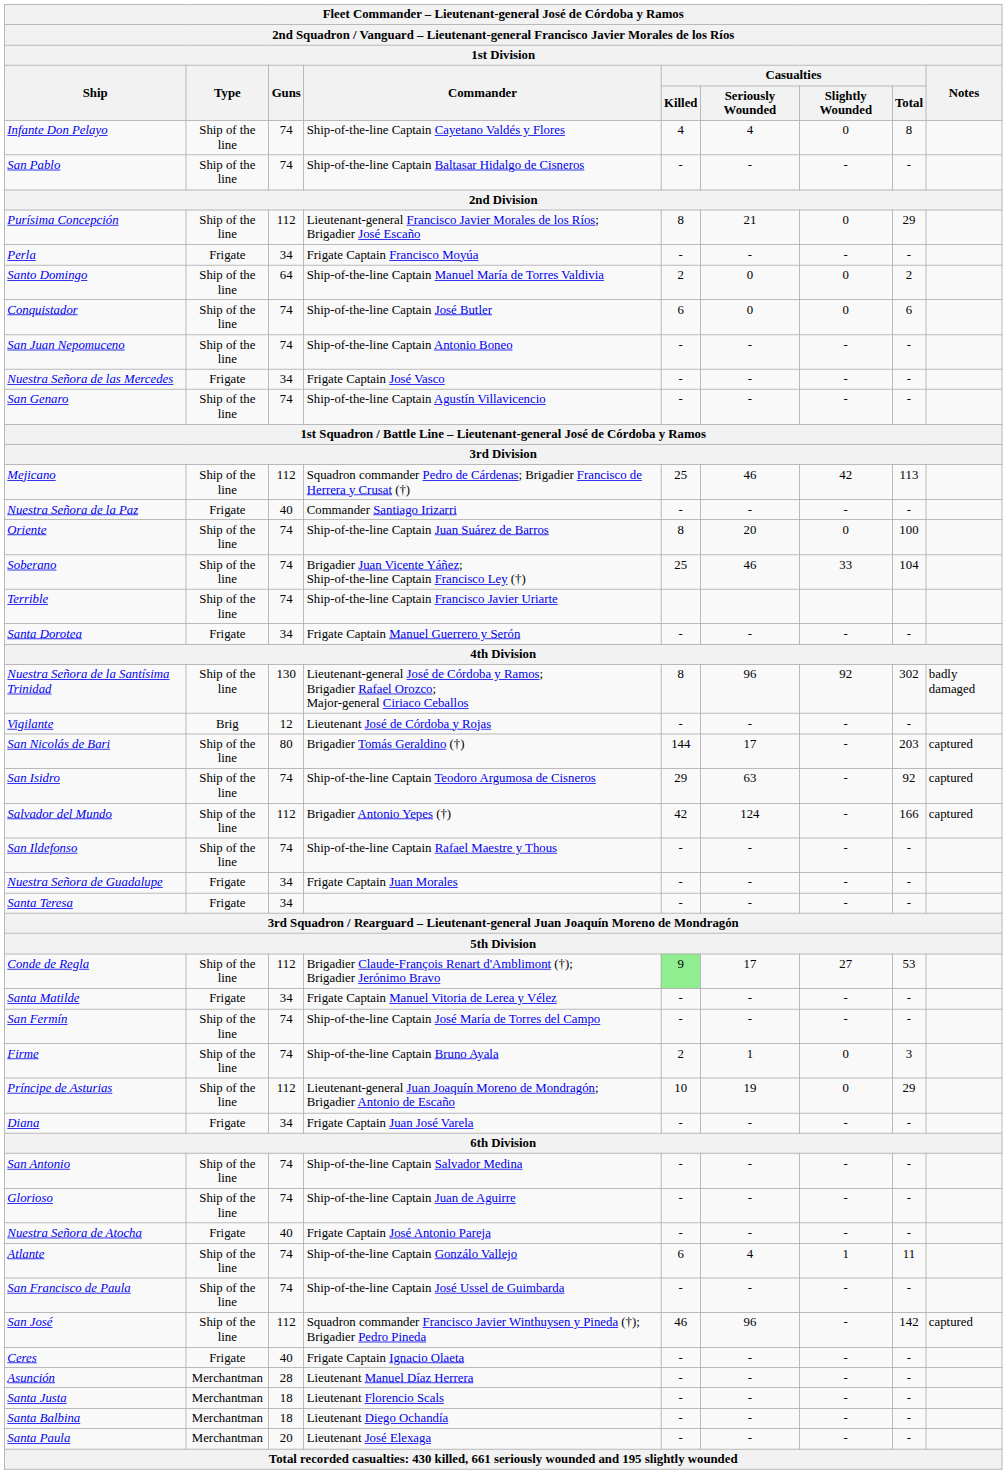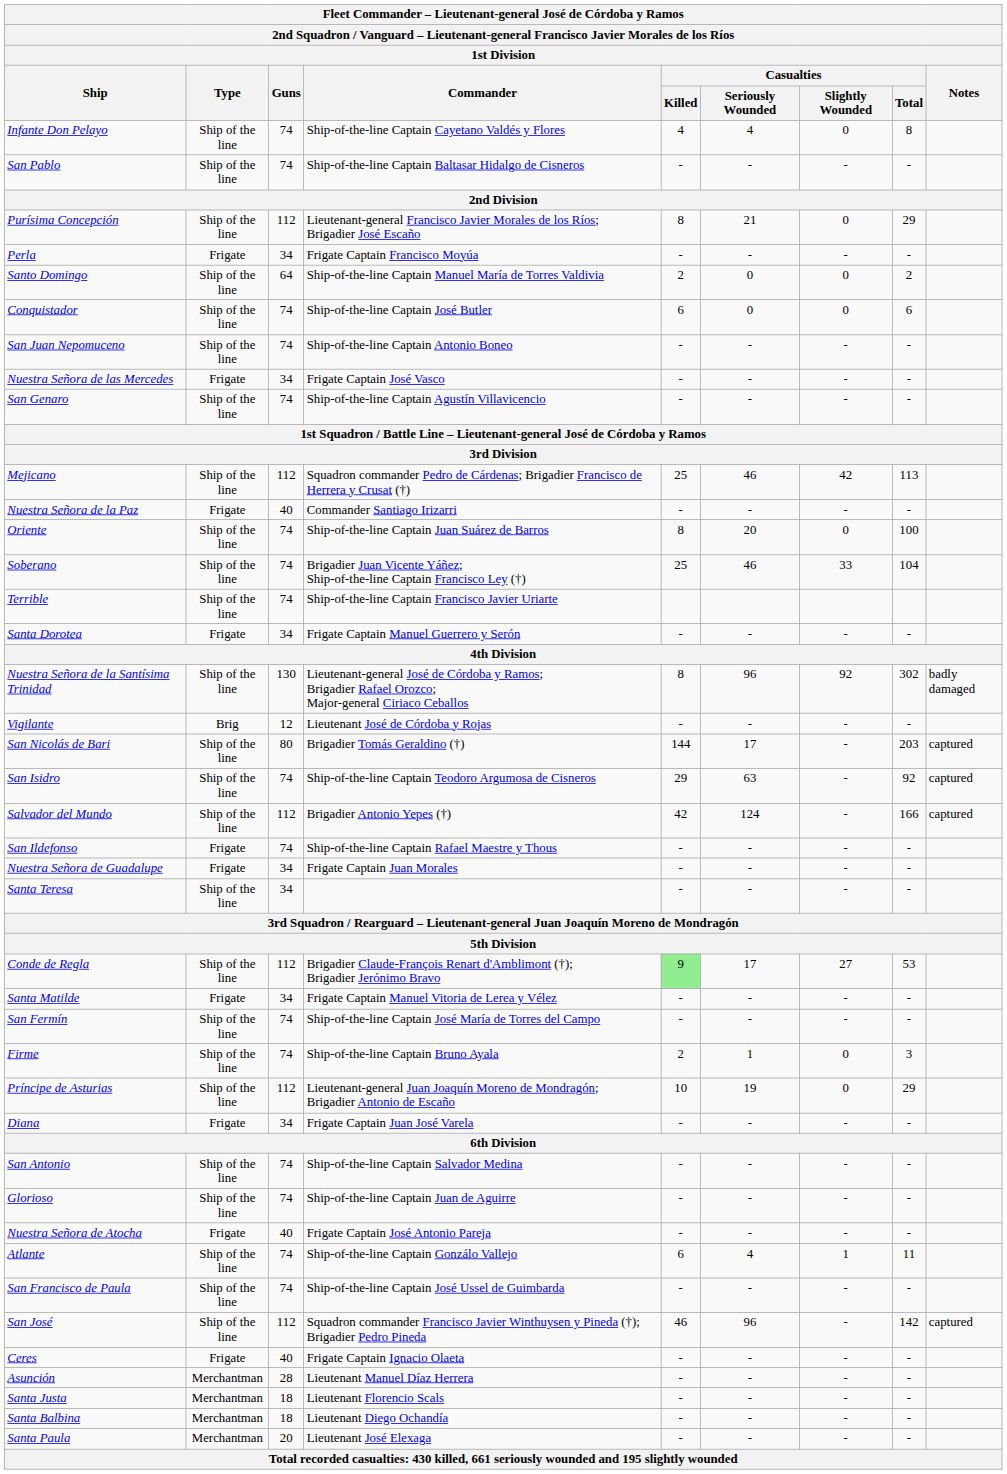(227, 855) Ship of the line -> (227, 848) Frigate
(227, 903) Frigate -> (227, 895) Ship of the line
